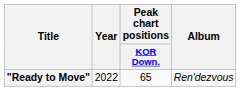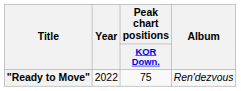(146, 77) 65 -> (146, 77) 75
